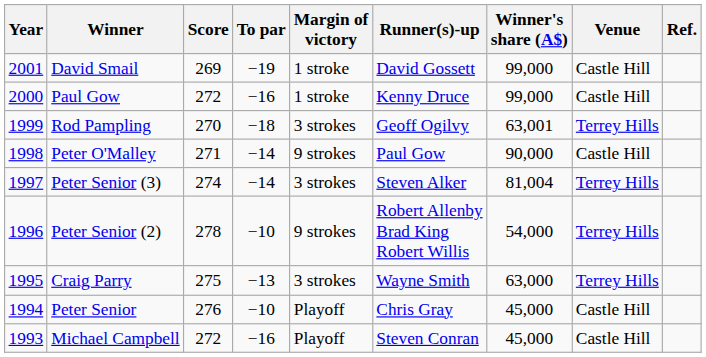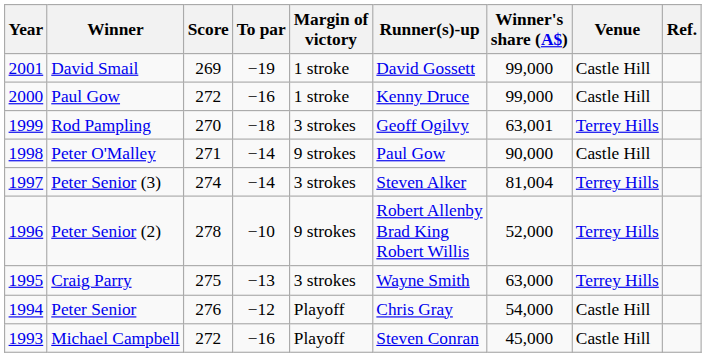(529, 231) 54,000 -> (529, 231) 52,000
(261, 309) −10 -> (261, 309) −12
(529, 309) 45,000 -> (529, 309) 54,000
